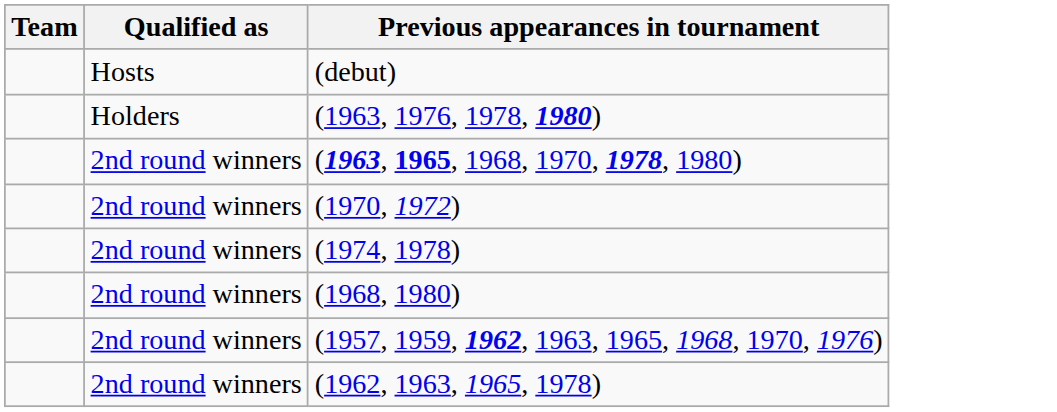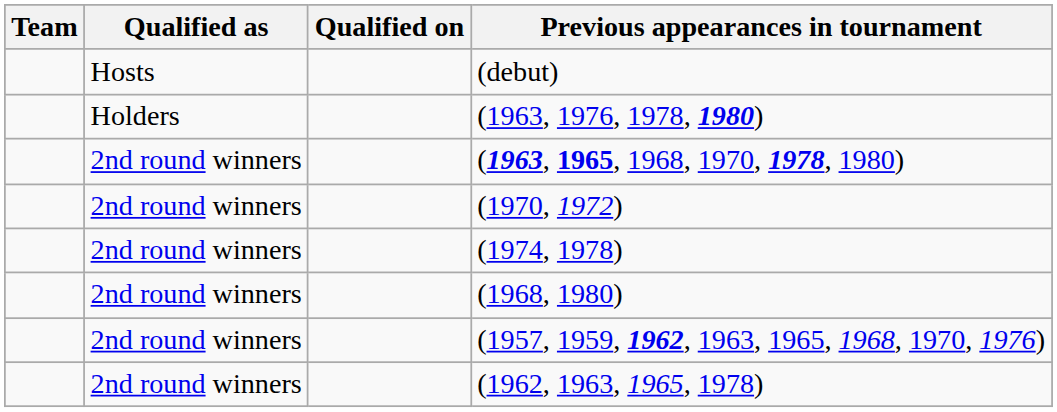+ column: (389, 26)
